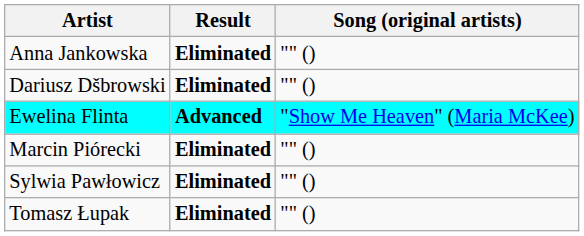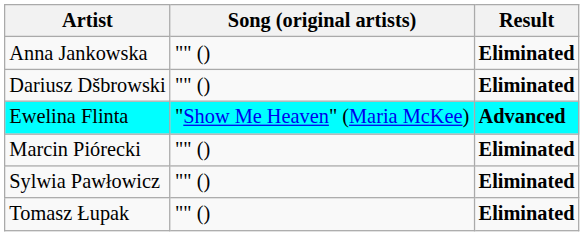columns swapped: (427, 20) <-> (223, 20)
